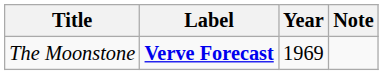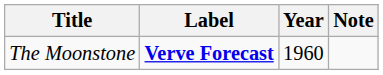(303, 52) 1969 -> (303, 52) 1960
